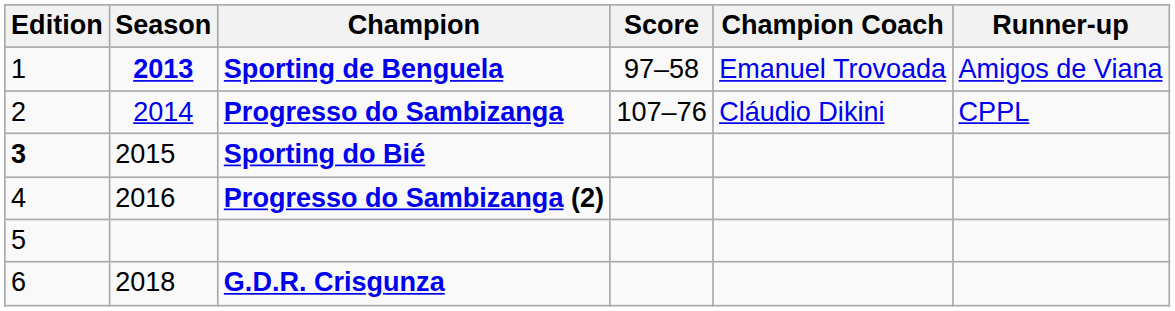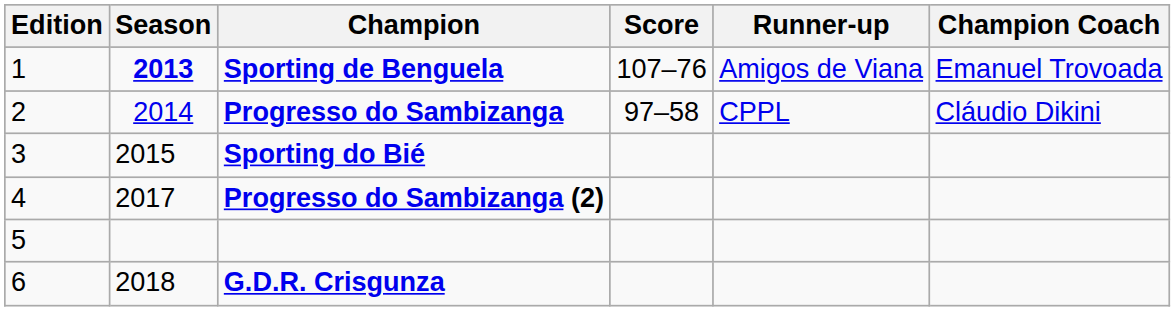columns swapped: (1061, 25) <-> (833, 25)
(662, 68) 97–58 -> (662, 68) 107–76
(662, 111) 107–76 -> (662, 111) 97–58
(19, 154) bold -> (19, 154) normal
(145, 197) 2016 -> (145, 197) 2017
